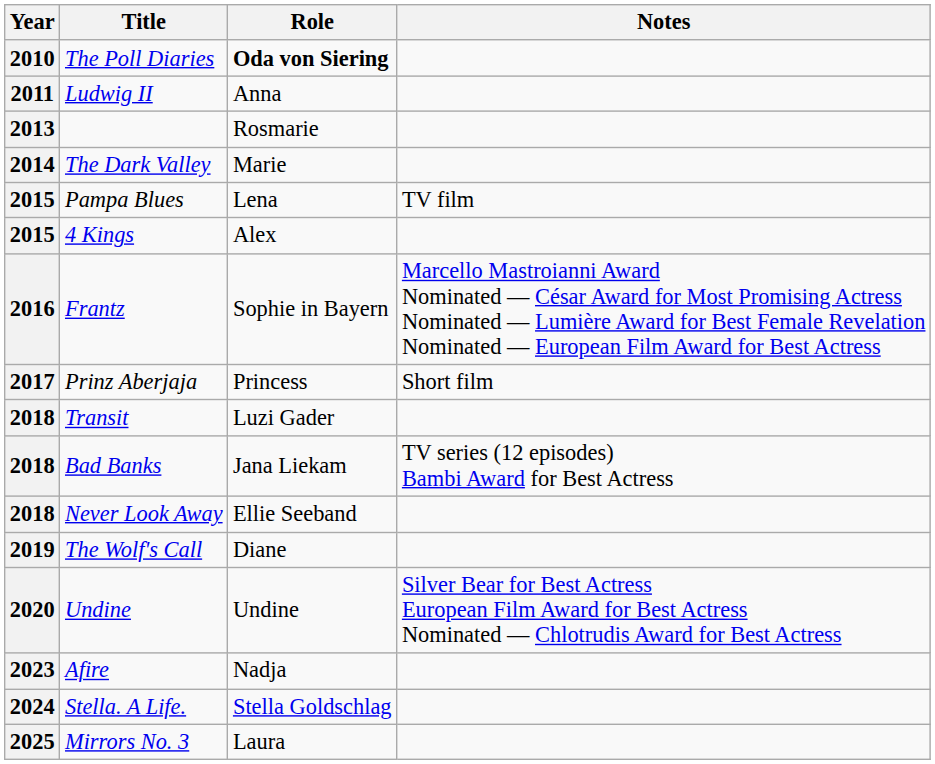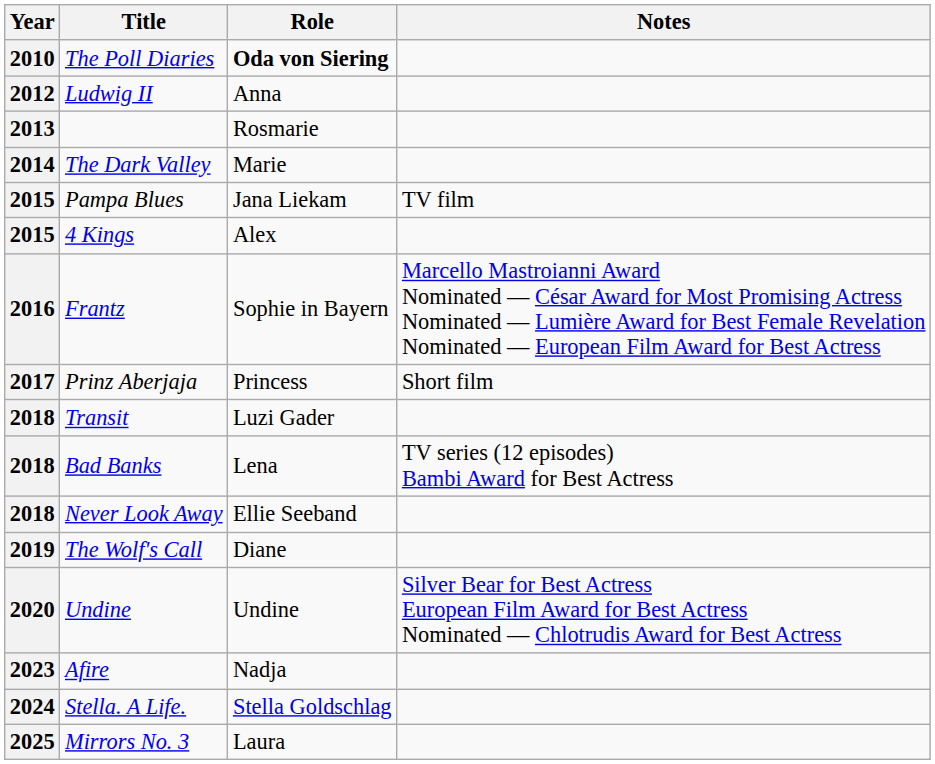(32, 93) 2011 -> (32, 93) 2012
(255, 199) Lena -> (290, 199) Jana Liekam
(290, 465) Jana Liekam -> (255, 465) Lena
